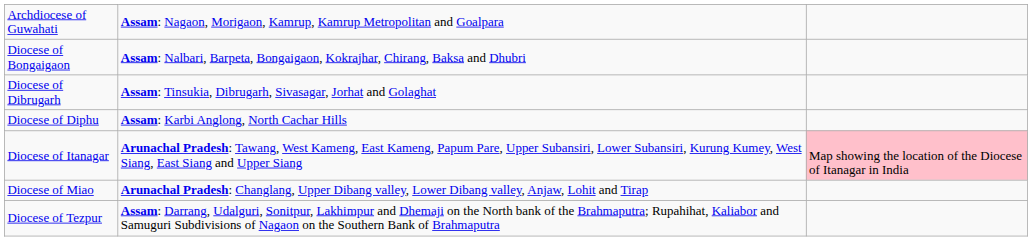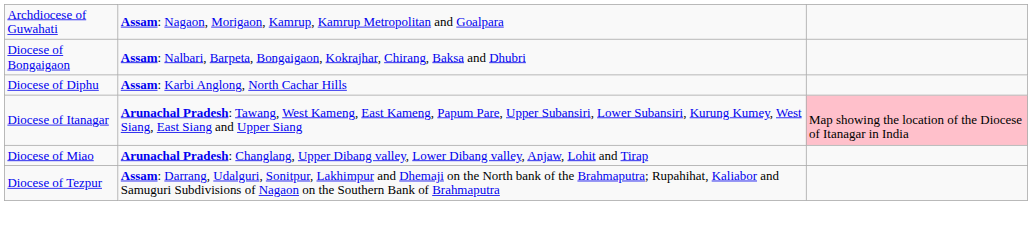- row: (35, 92)
